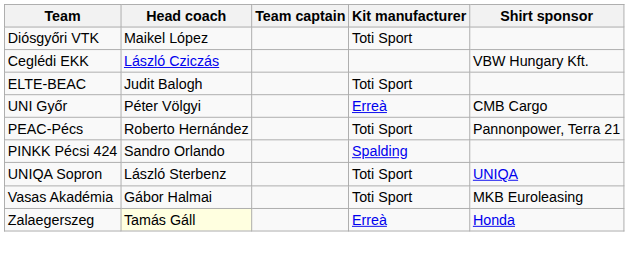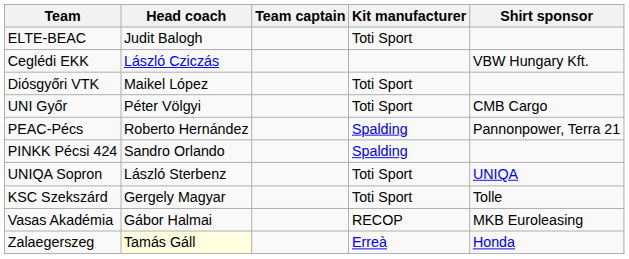rows swapped: (47, 84) <-> (53, 39)
(369, 106) Erreà -> (382, 106) Toti Sport
(382, 129) Toti Sport -> (380, 129) Spalding
+ row: (58, 197)
(382, 197) Toti Sport -> (377, 220) RECOP
